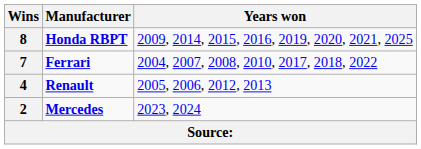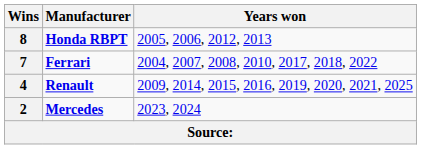(275, 39) 2009, 2014, 2015, 2016, 2019, 2020, 2021, 2025 -> (204, 39) 2005, 2006, 2012, 2013
(204, 86) 2005, 2006, 2012, 2013 -> (275, 86) 2009, 2014, 2015, 2016, 2019, 2020, 2021, 2025
